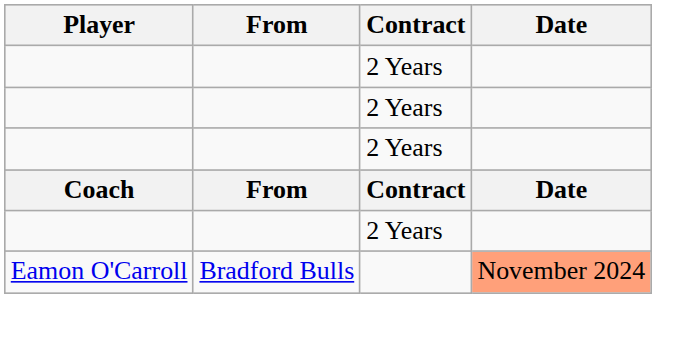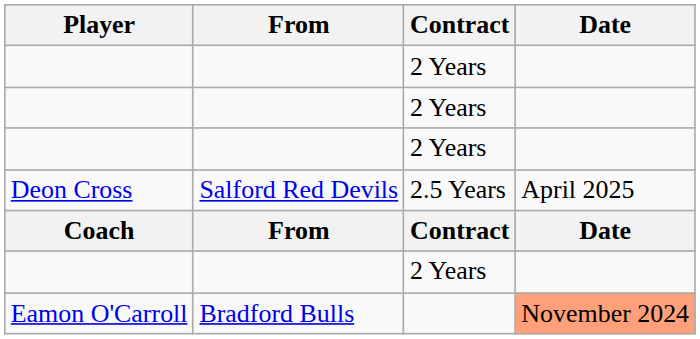+ row: (72, 189)
